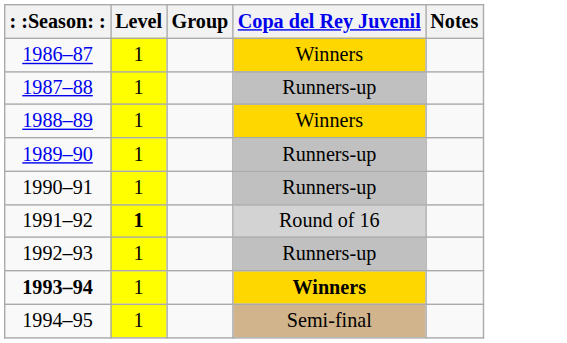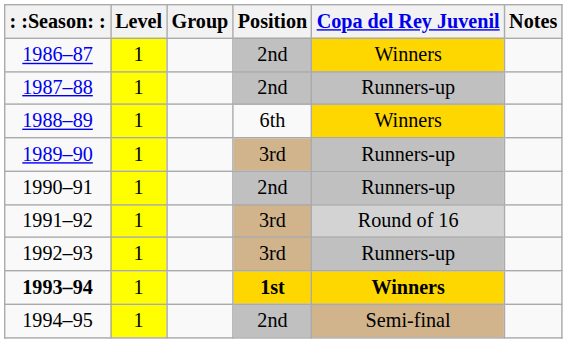+ column: (272, 21)
(139, 221) bold -> (139, 221) normal
